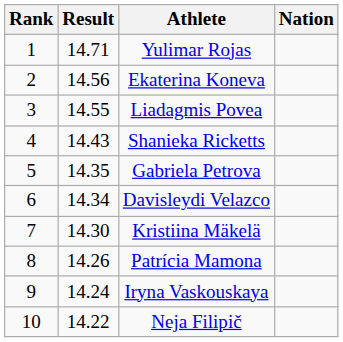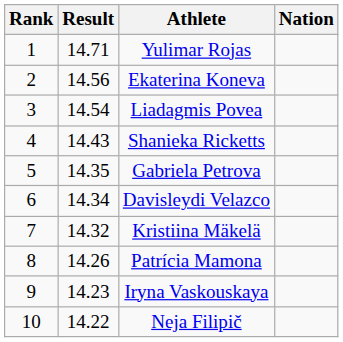(88, 110) 14.55 -> (88, 110) 14.54
(88, 230) 14.30 -> (88, 230) 14.32
(88, 291) 14.24 -> (88, 291) 14.23
